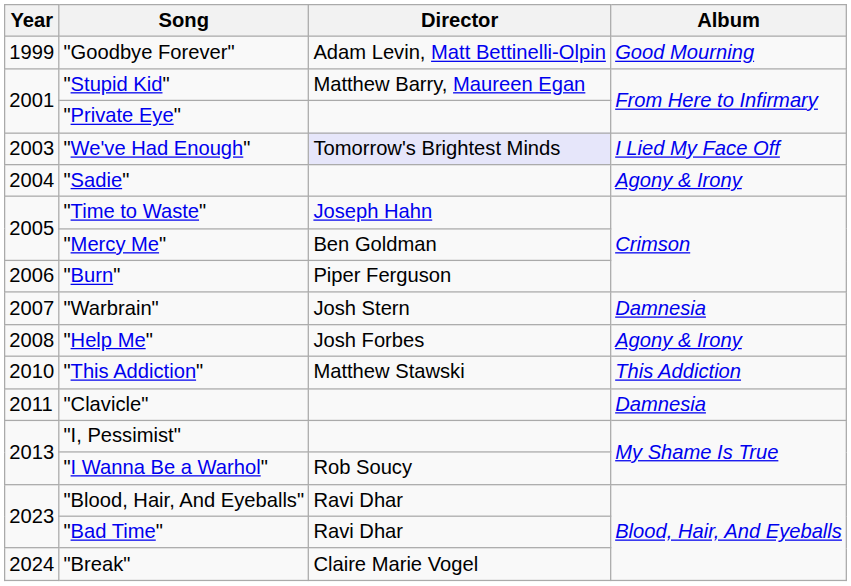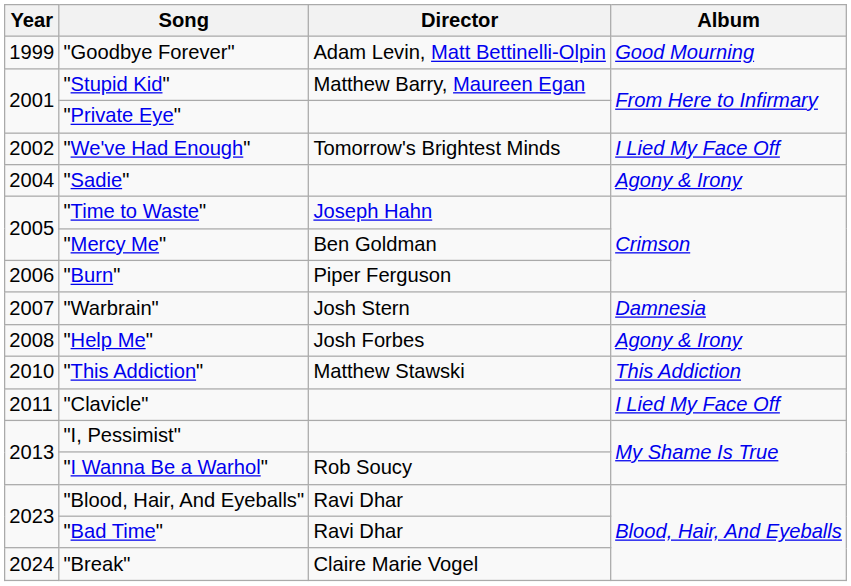(32, 148) 2003 -> (32, 148) 2002
(437, 148) lavender background -> (437, 148) no background
(661, 404) Damnesia -> (698, 404) I Lied My Face Off
